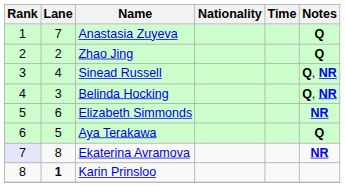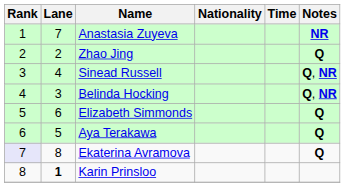(319, 34) Q -> (319, 34) NR
(319, 113) NR -> (319, 113) Q
(319, 152) NR -> (319, 152) Q
